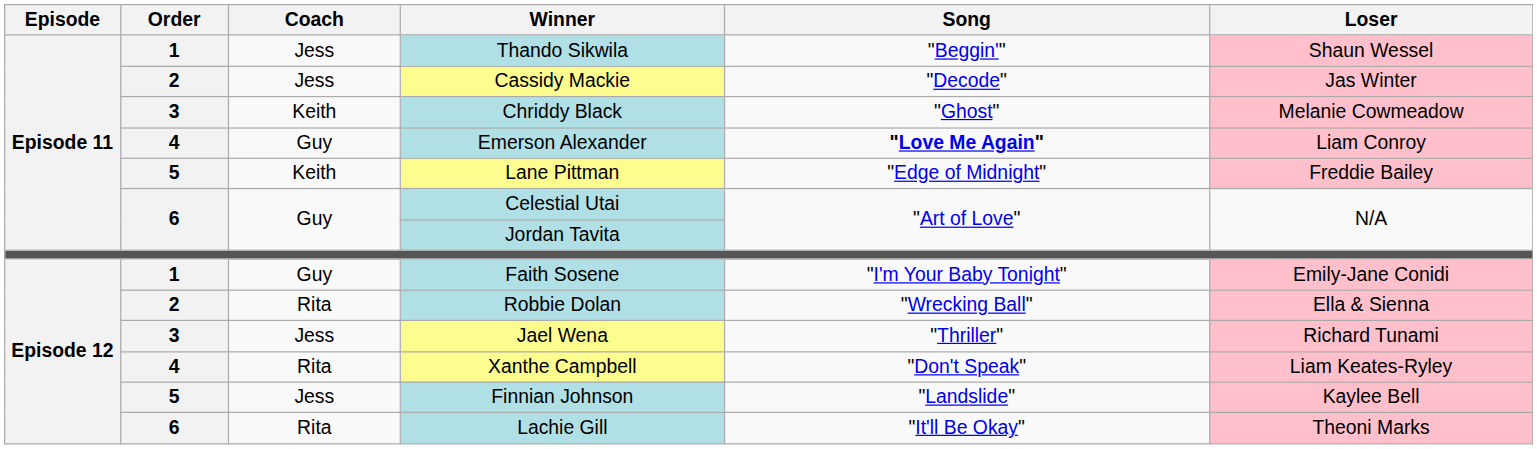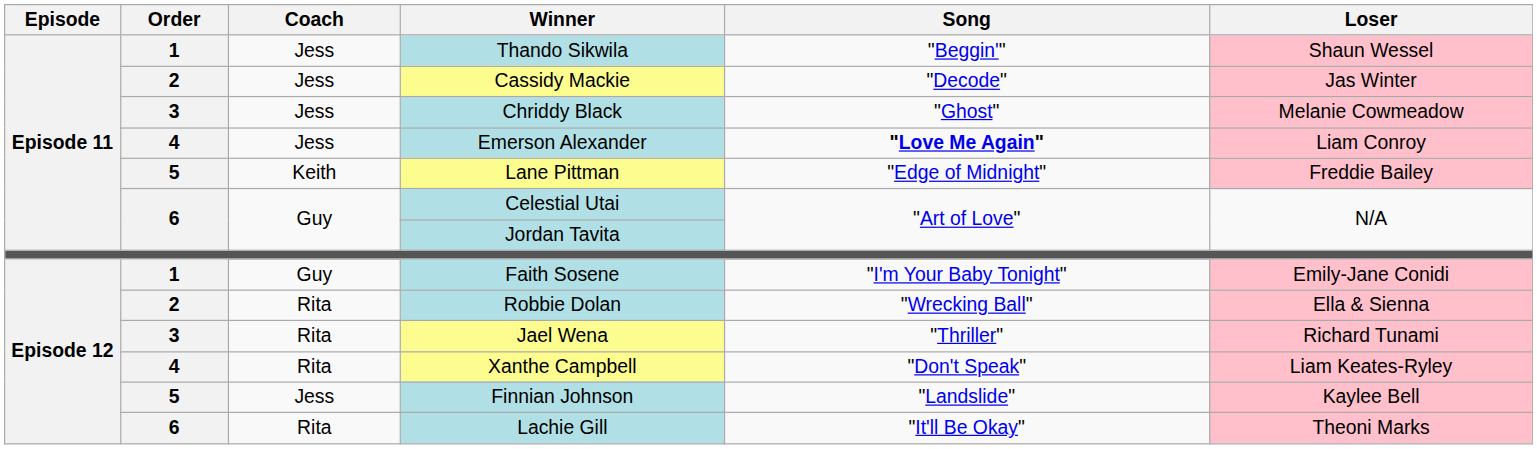(314, 111) Keith -> (314, 111) Jess
(314, 142) Guy -> (314, 142) Jess
(314, 335) Jess -> (314, 335) Rita
